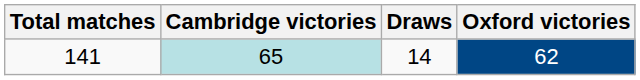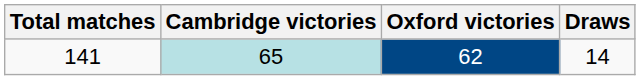columns swapped: (546, 21) <-> (419, 21)
